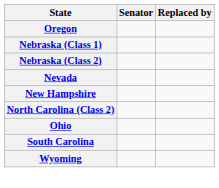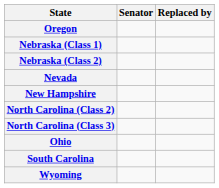+ row: (60, 126)
